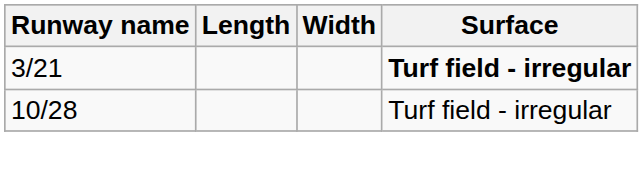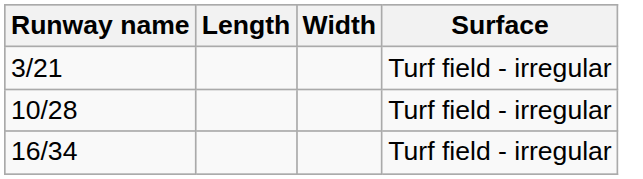(510, 67) bold -> (500, 67) normal
+ row: (44, 151)
